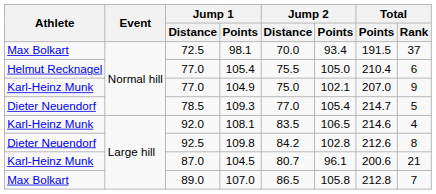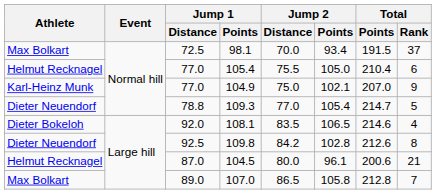(193, 106) 78.5 -> (193, 106) 78.8
(50, 125) Karl-Heinz Munk -> (45, 125) Dieter Bokeloh
(50, 161) Karl-Heinz Munk -> (55, 161) Helmut Recknagel
(288, 161) 80.7 -> (288, 161) 80.0
